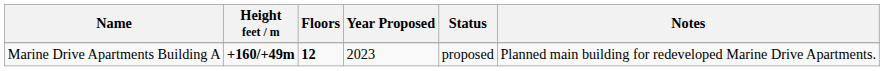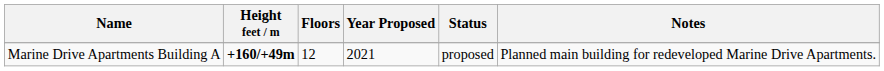(308, 54) bold -> (308, 54) normal
(361, 54) 2023 -> (361, 54) 2021
